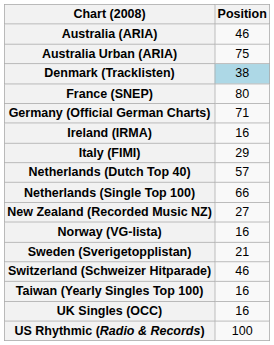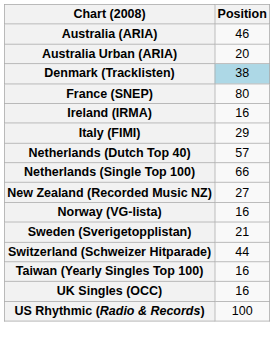(242, 53) 75 -> (242, 53) 20
- row: (110, 113)
(242, 271) 46 -> (242, 251) 44
